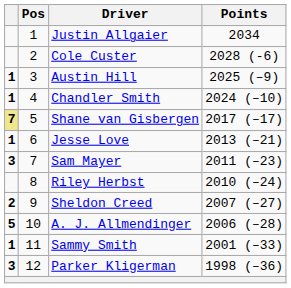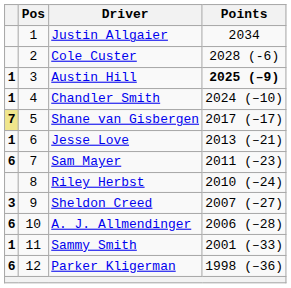(244, 78) normal -> (244, 78) bold
(12, 162) 3 -> (12, 162) 6
(12, 204) 2 -> (12, 204) 3
(12, 225) 5 -> (12, 225) 6
(12, 267) 3 -> (12, 267) 6
